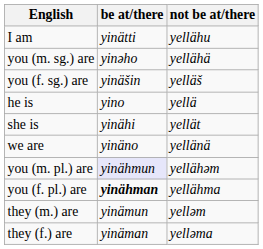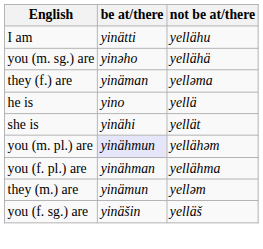rows swapped: (48, 80) <-> (40, 233)
- row: (26, 146)
(129, 189) bold -> (128, 168) normal
